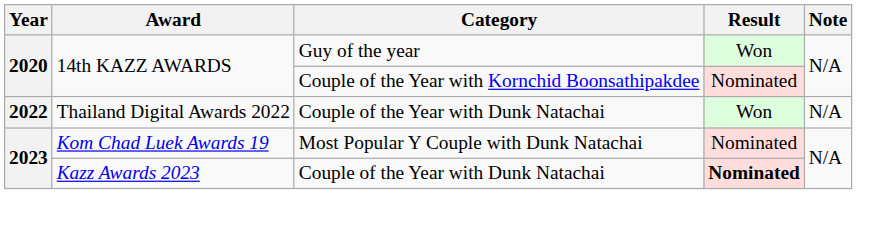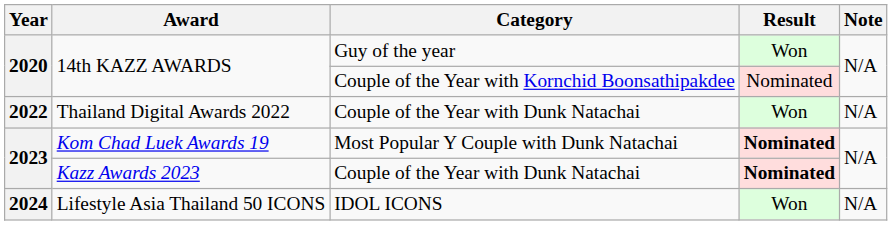(754, 142) normal -> (789, 142) bold
+ row: (191, 204)
